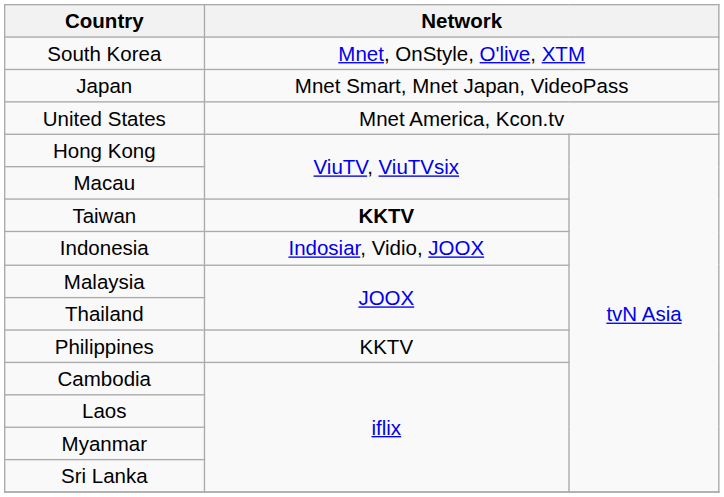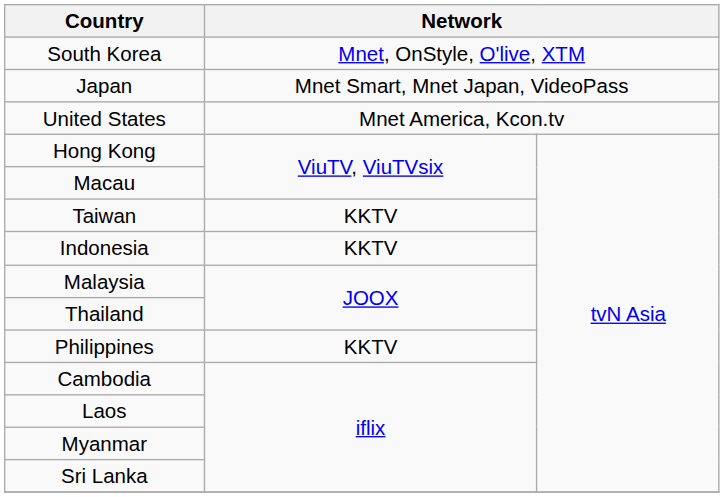(386, 216) bold -> (371, 216) normal
(386, 248) Indosiar, Vidio, JOOX -> (371, 248) KKTV
